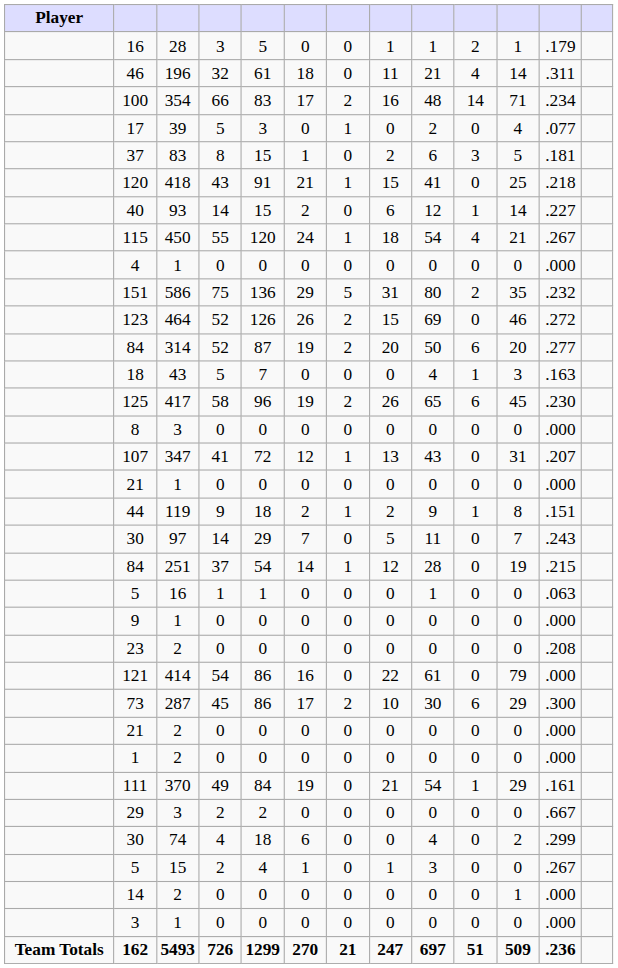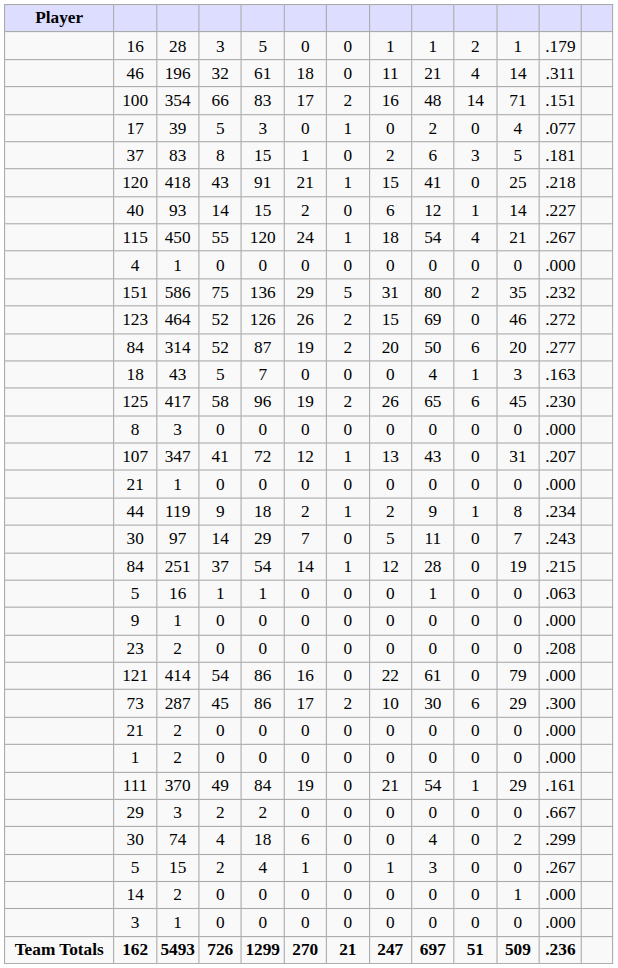(560, 100) .234 -> (560, 100) .151
(560, 511) .151 -> (560, 511) .234
